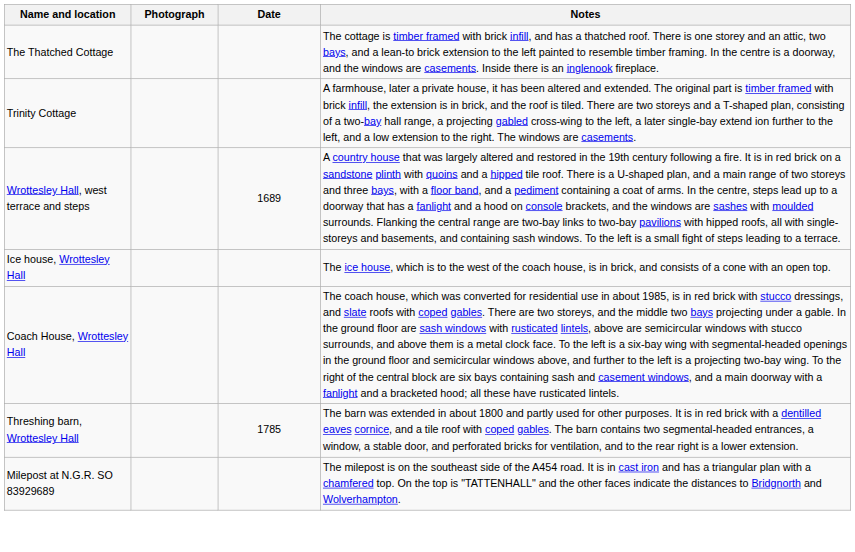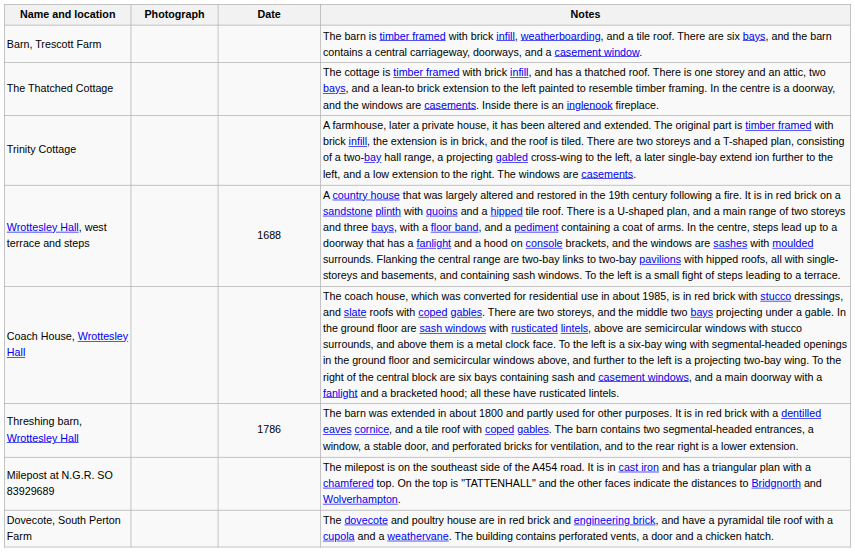+ row: (54, 44)
(269, 198) 1689 -> (269, 235) 1688
- row: (58, 267)
(269, 430) 1785 -> (269, 430) 1786
+ row: (64, 528)
